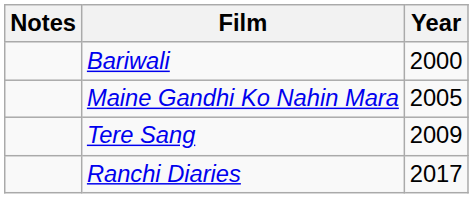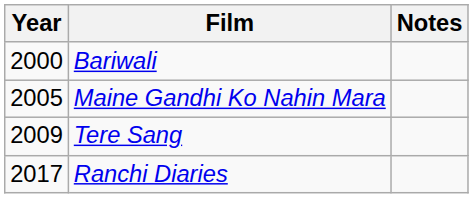columns swapped: (436, 23) <-> (43, 23)
